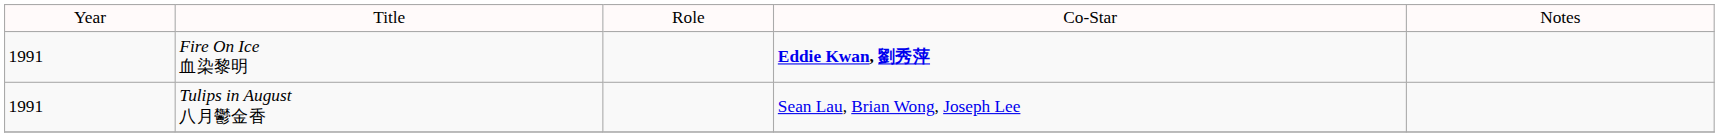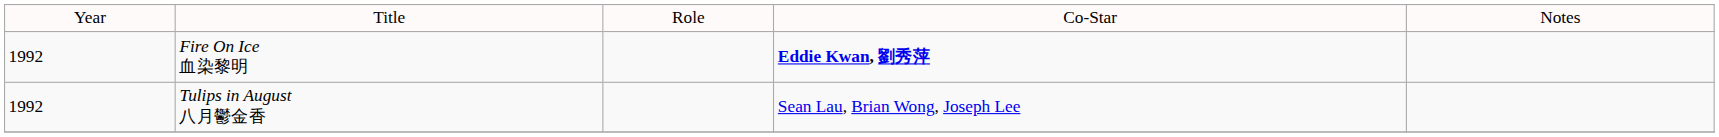(26, 56) 1991 -> (26, 56) 1992
(26, 107) 1991 -> (26, 107) 1992
